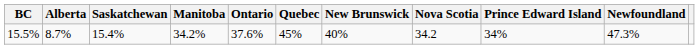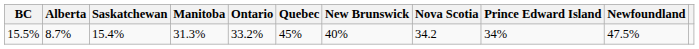(189, 34) 34.2% -> (189, 34) 31.3%
(247, 34) 37.6% -> (247, 34) 33.2%
(623, 34) 47.3% -> (623, 34) 47.5%
